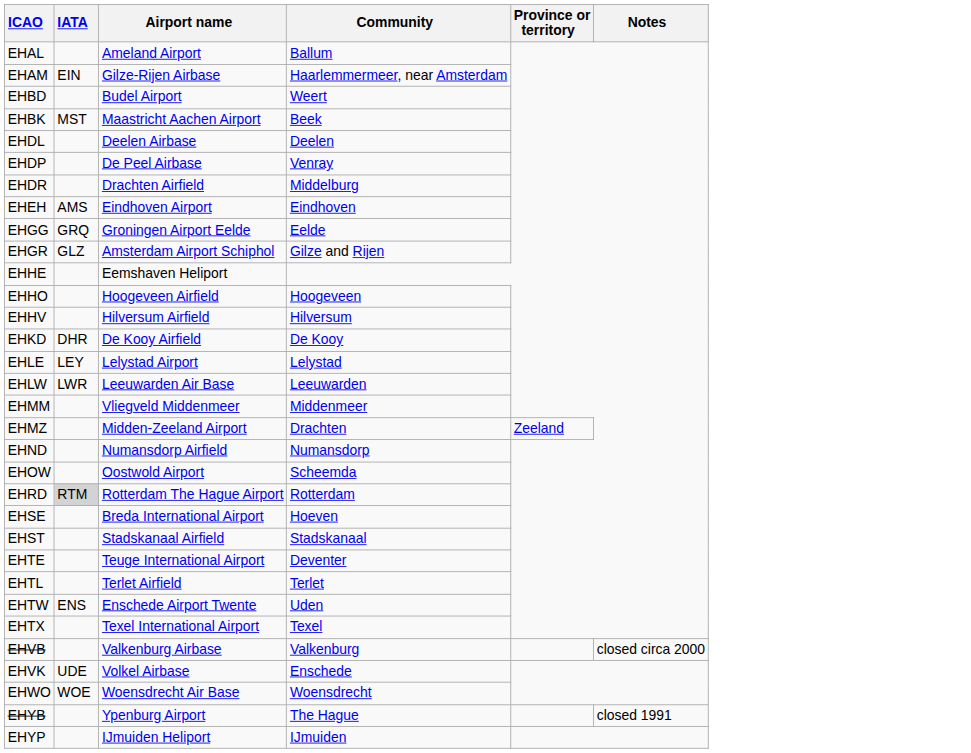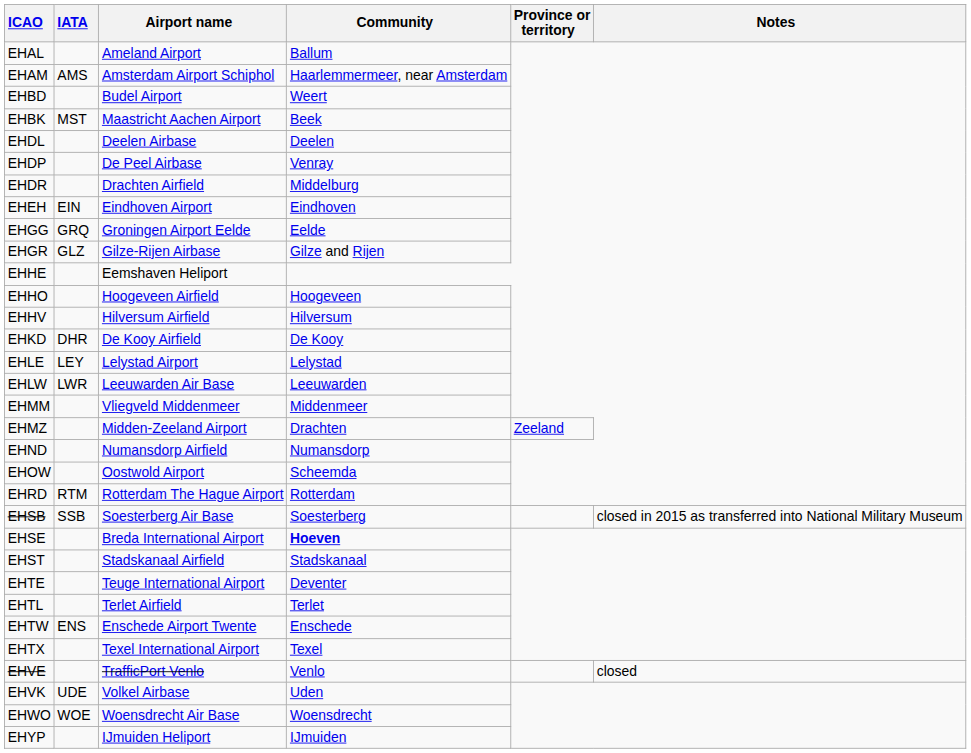(69, 75) EIN -> (72, 75) AMS
(161, 75) Gilze-Rijen Airbase -> (188, 75) Amsterdam Airport Schiphol
(72, 207) AMS -> (69, 207) EIN
(188, 251) Amsterdam Airport Schiphol -> (161, 251) Gilze-Rijen Airbase
(72, 494) lightgrey background -> (72, 494) no background
+ row: (27, 516)
(314, 516) normal -> (315, 538) bold
(307, 605) Uden -> (321, 627) Enschede
- row: (27, 649)
+ row: (27, 671)
(321, 671) Enschede -> (307, 693) Uden
- row: (27, 715)
